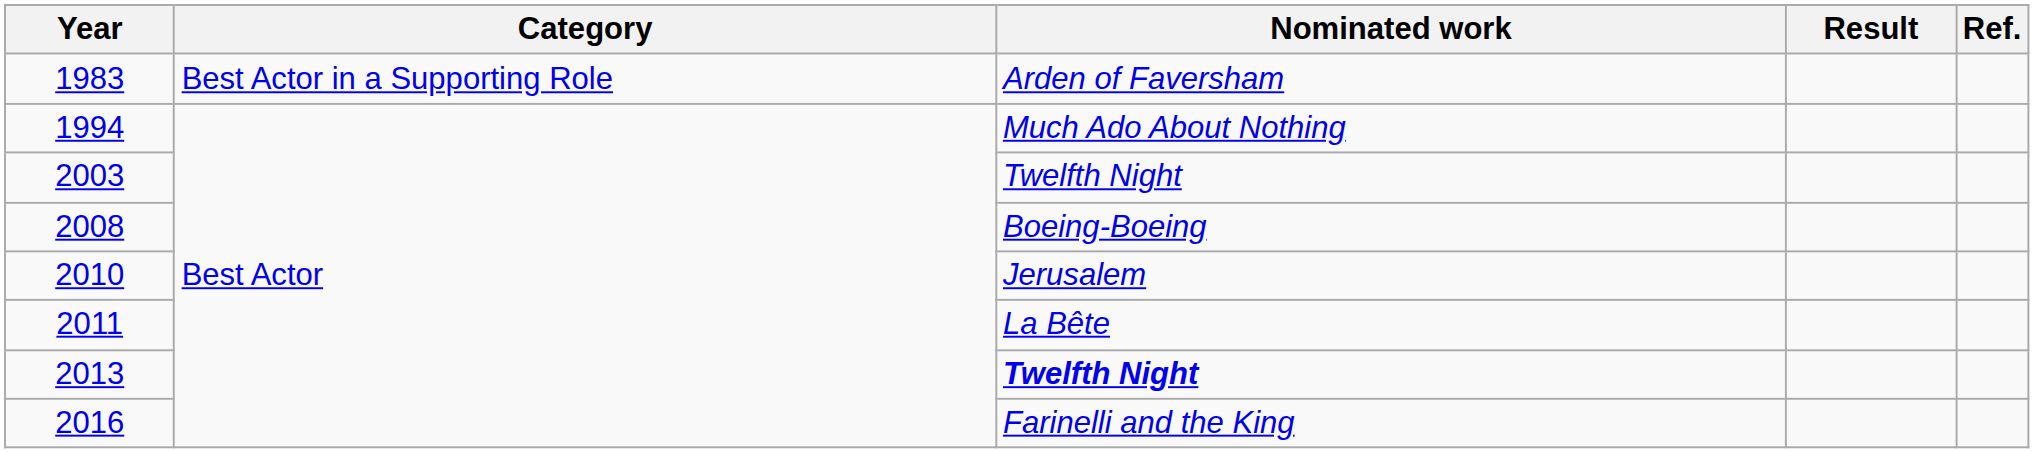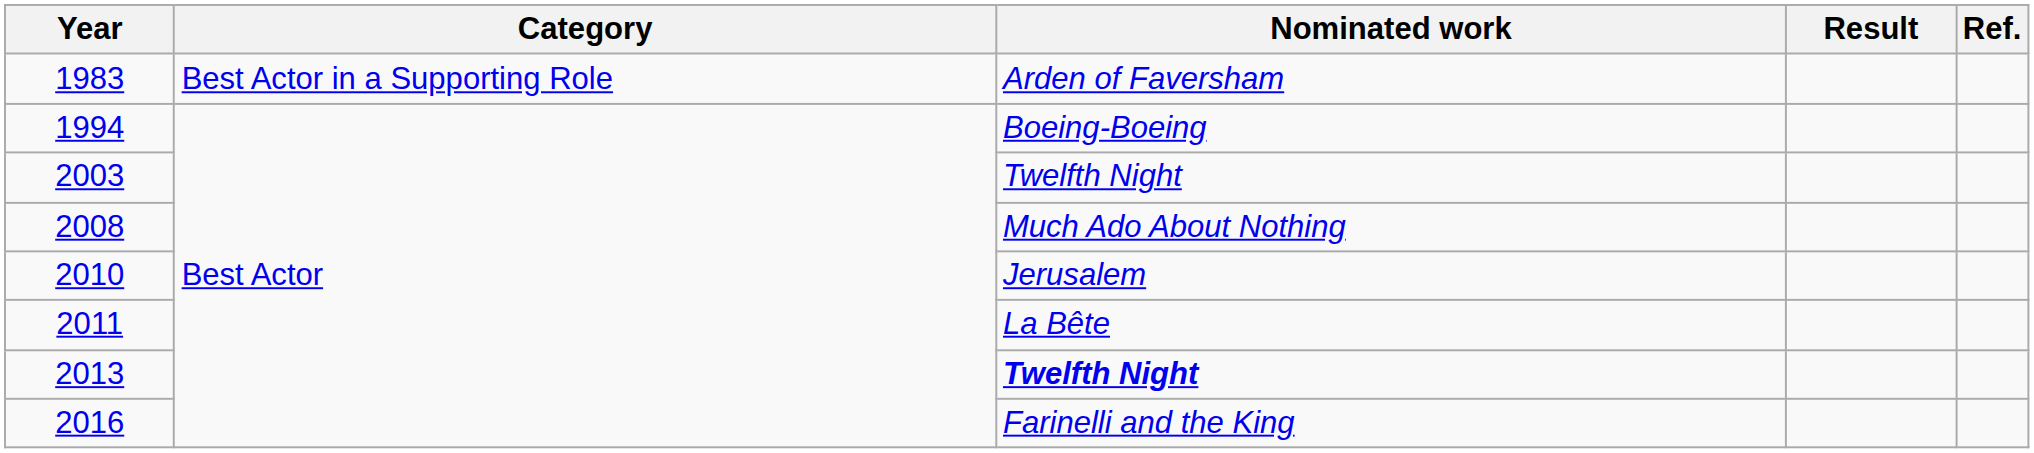(1174, 127) Much Ado About Nothing -> (1105, 127) Boeing-Boeing
(1105, 226) Boeing-Boeing -> (1174, 226) Much Ado About Nothing
